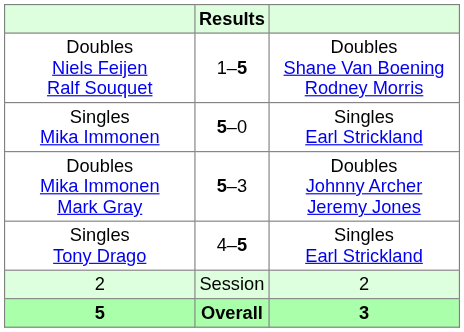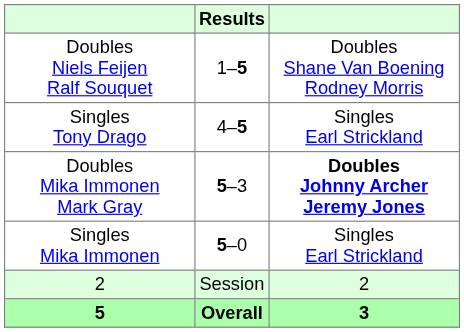rows swapped: (100, 245) <-> (100, 127)
(364, 186) normal -> (364, 186) bold
